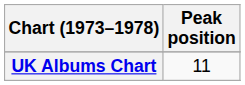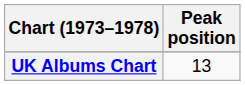(202, 66) 11 -> (202, 66) 13
